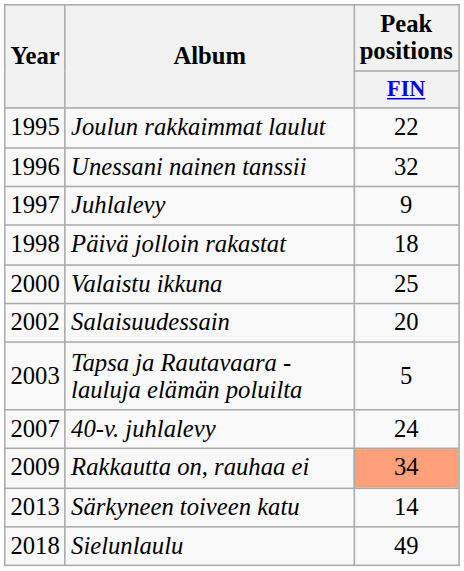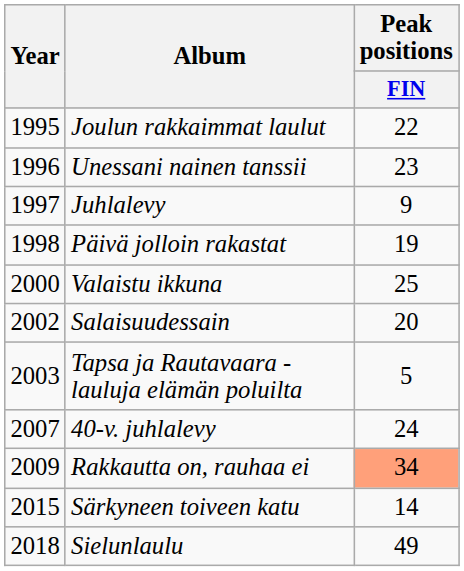(406, 166) 32 -> (406, 166) 23
(406, 244) 18 -> (406, 244) 19
(35, 506) 2013 -> (35, 506) 2015
